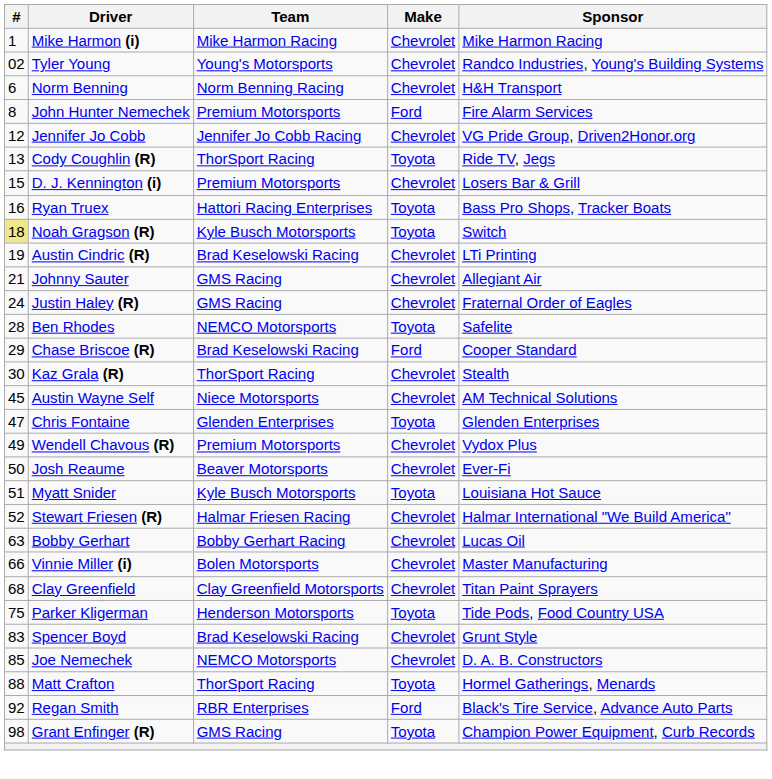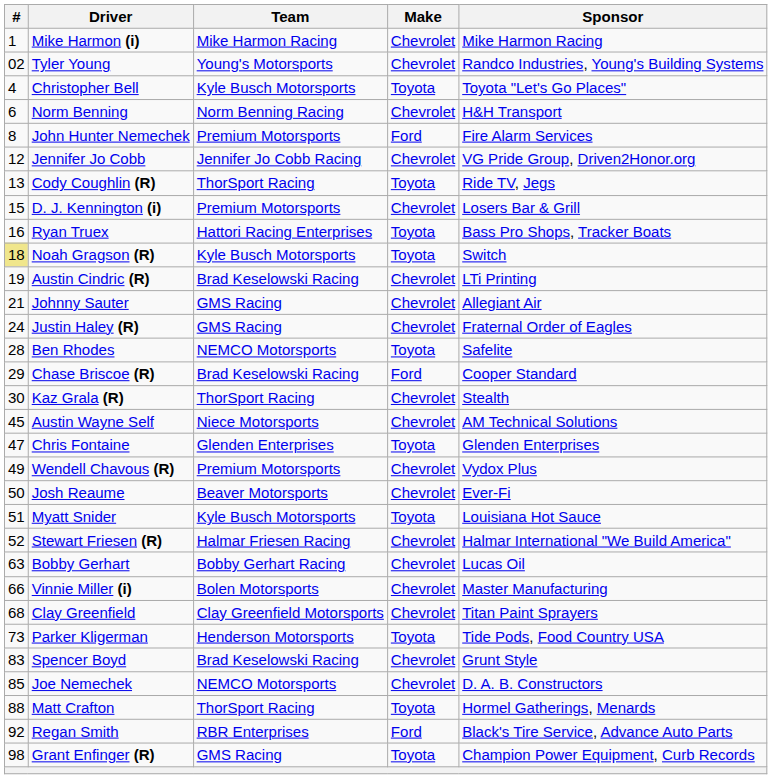+ row: (85, 88)
(16, 612) 75 -> (16, 636) 73
